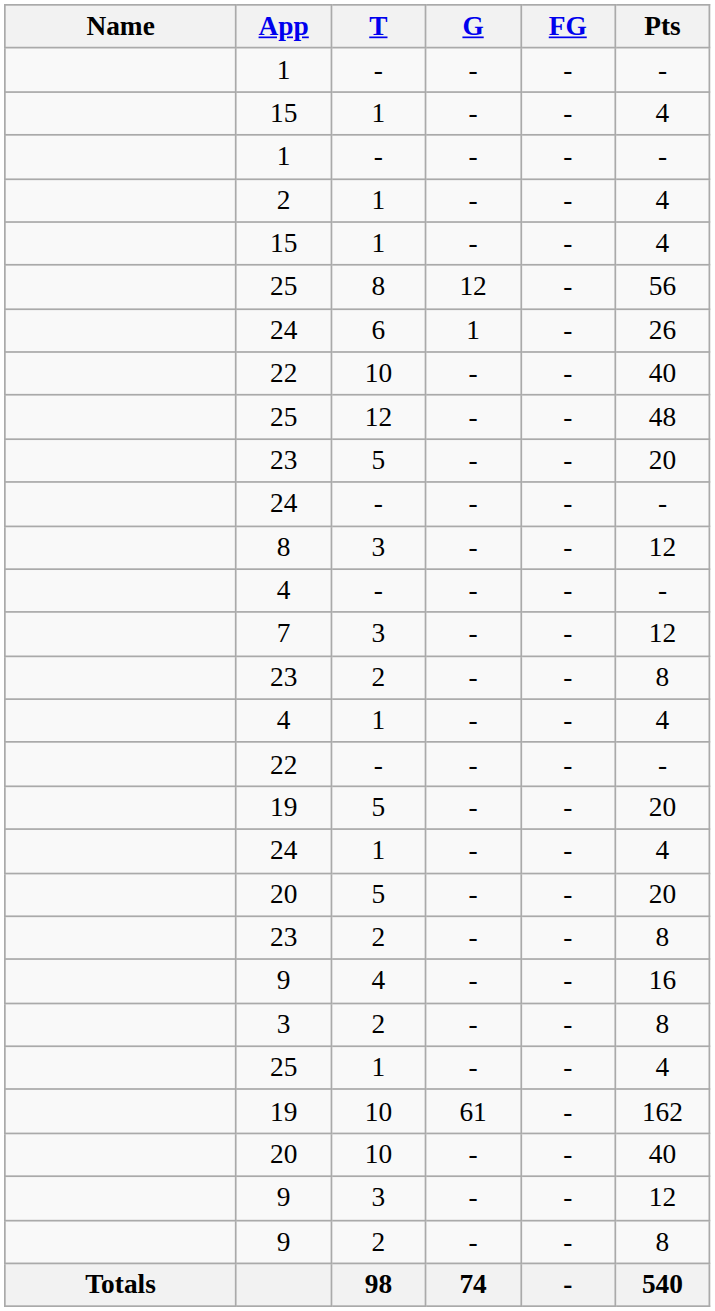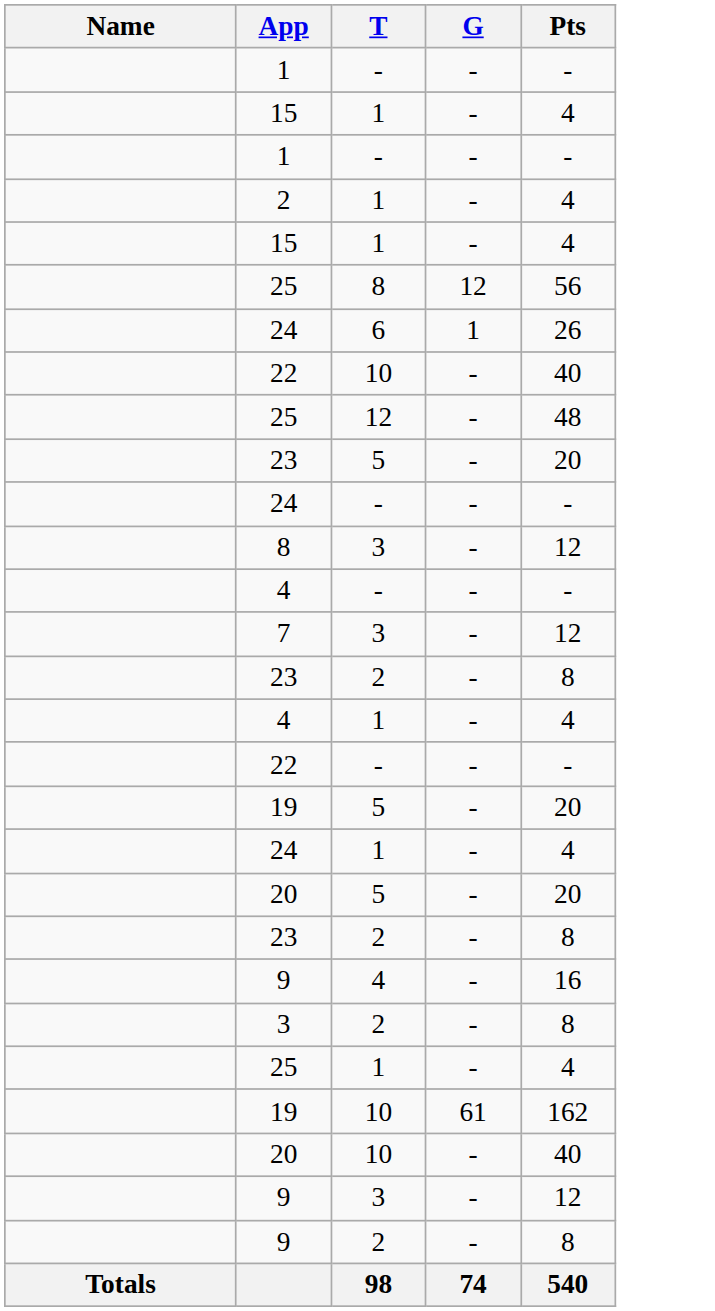- column: (568, 26)
